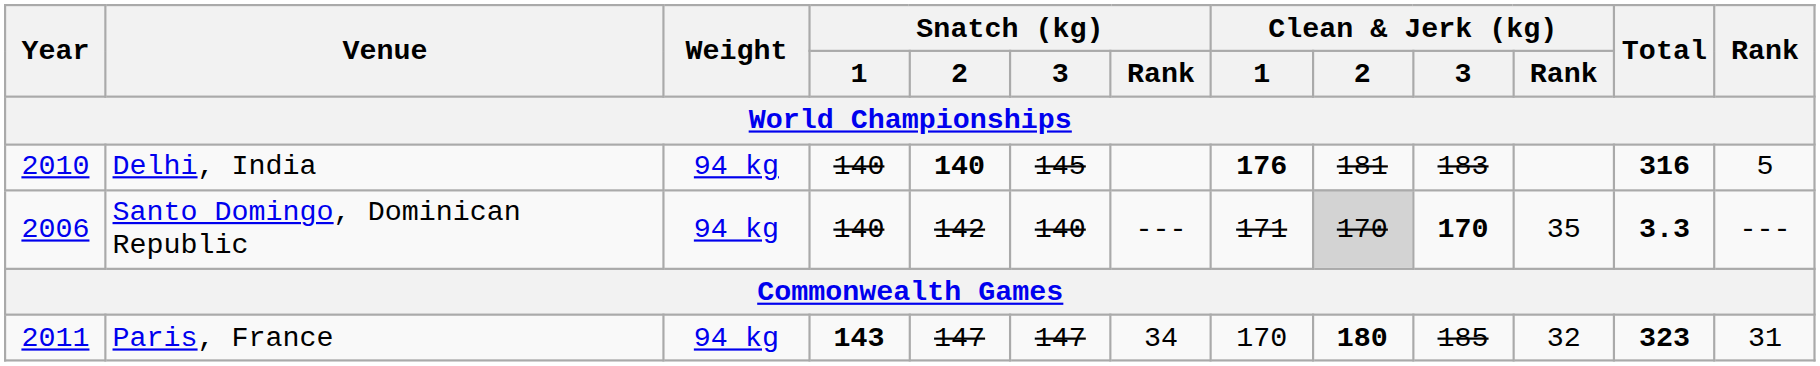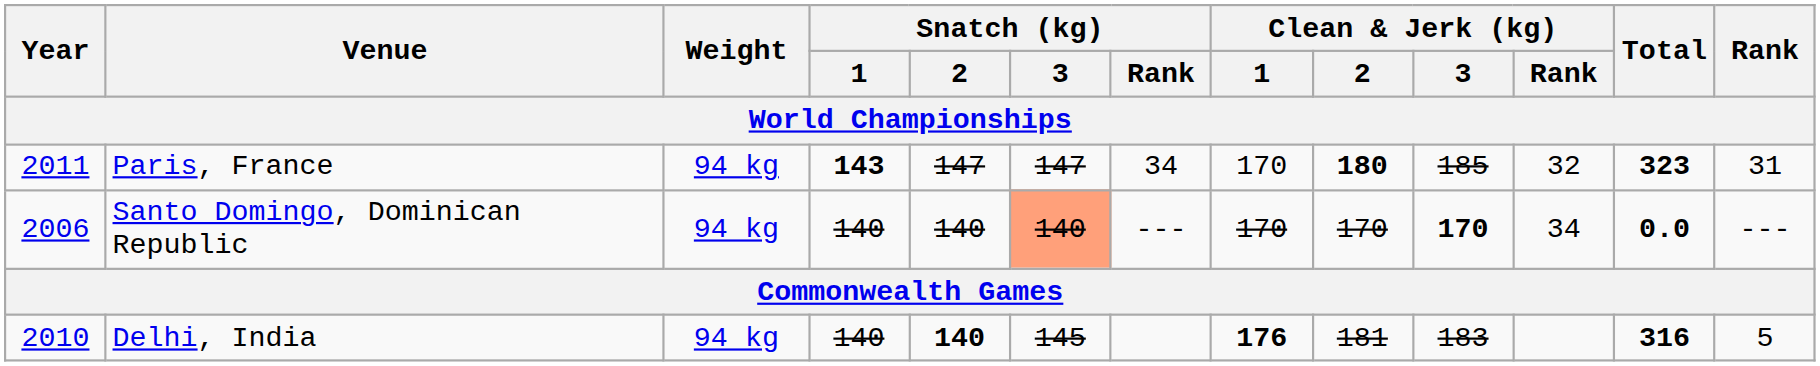rows swapped: (223, 338) <-> (215, 167)
(960, 229) 142 -> (960, 229) 140
(1060, 229) no background -> (1060, 229) lightsalmon background
(1262, 229) 171 -> (1262, 229) 170
(1362, 229) lightgrey background -> (1362, 229) no background
(1564, 229) 35 -> (1564, 229) 34
(1664, 229) 3.3 -> (1664, 229) 0.0
